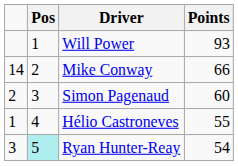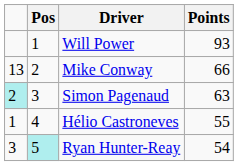(16, 69) 14 -> (16, 69) 13
(12, 95) no background -> (12, 95) paleturquoise background
(222, 95) 60 -> (222, 95) 63
